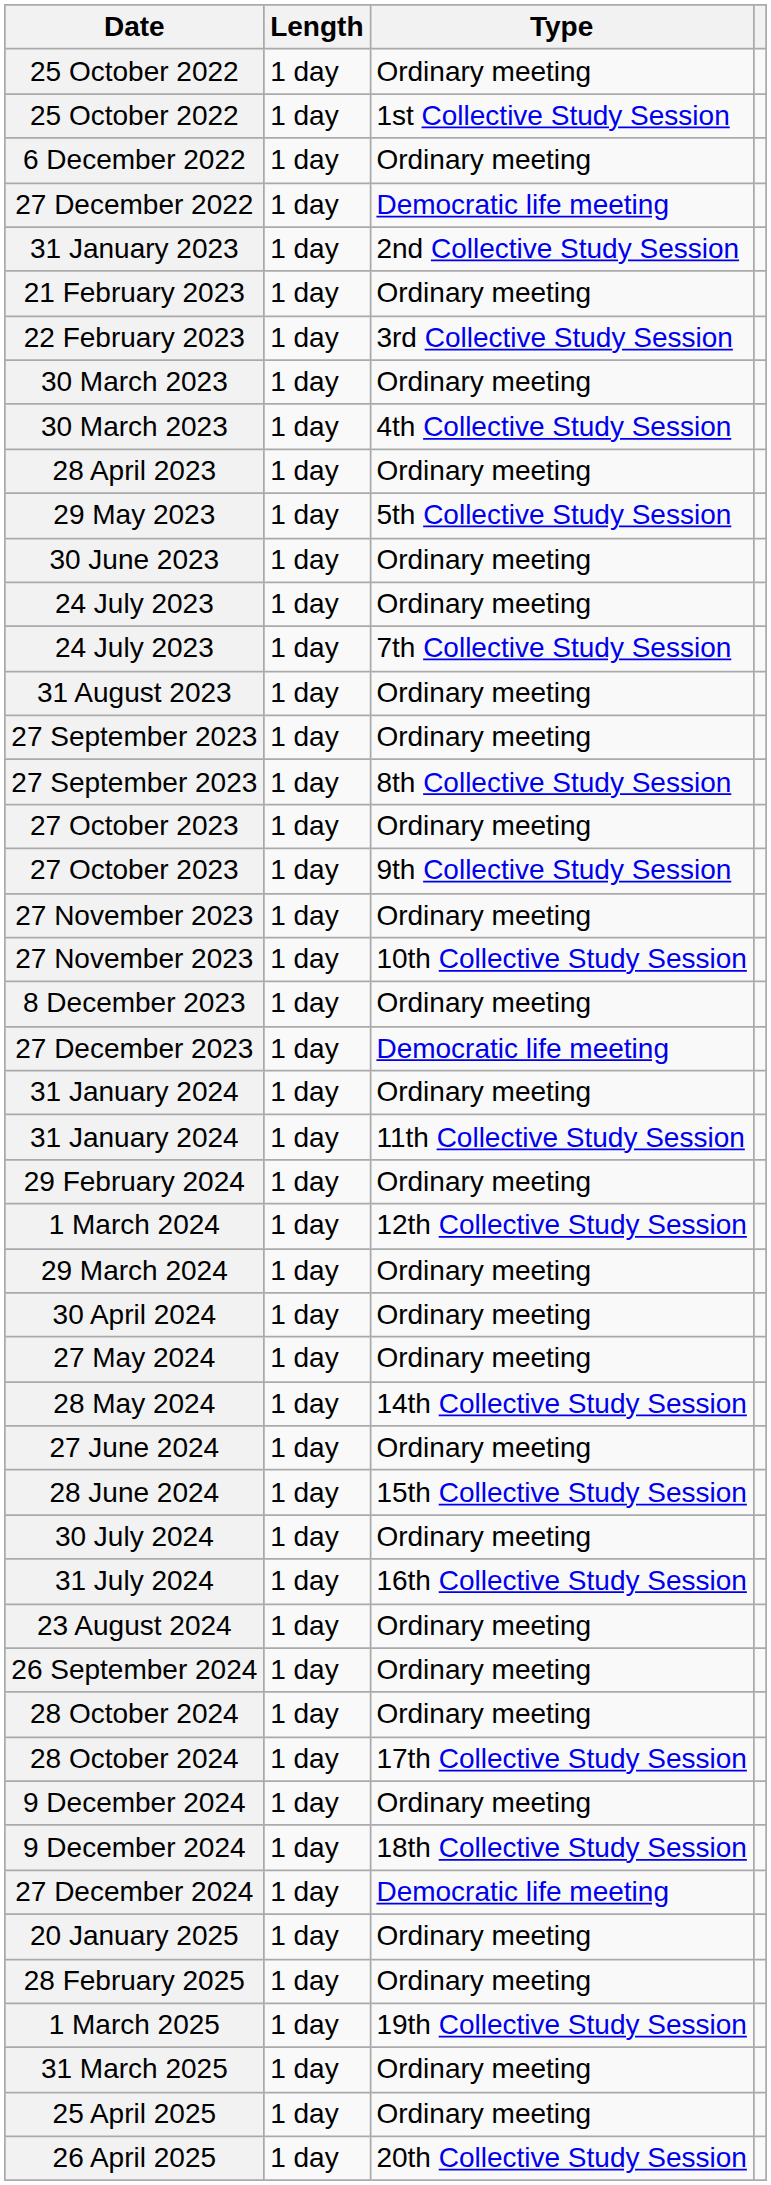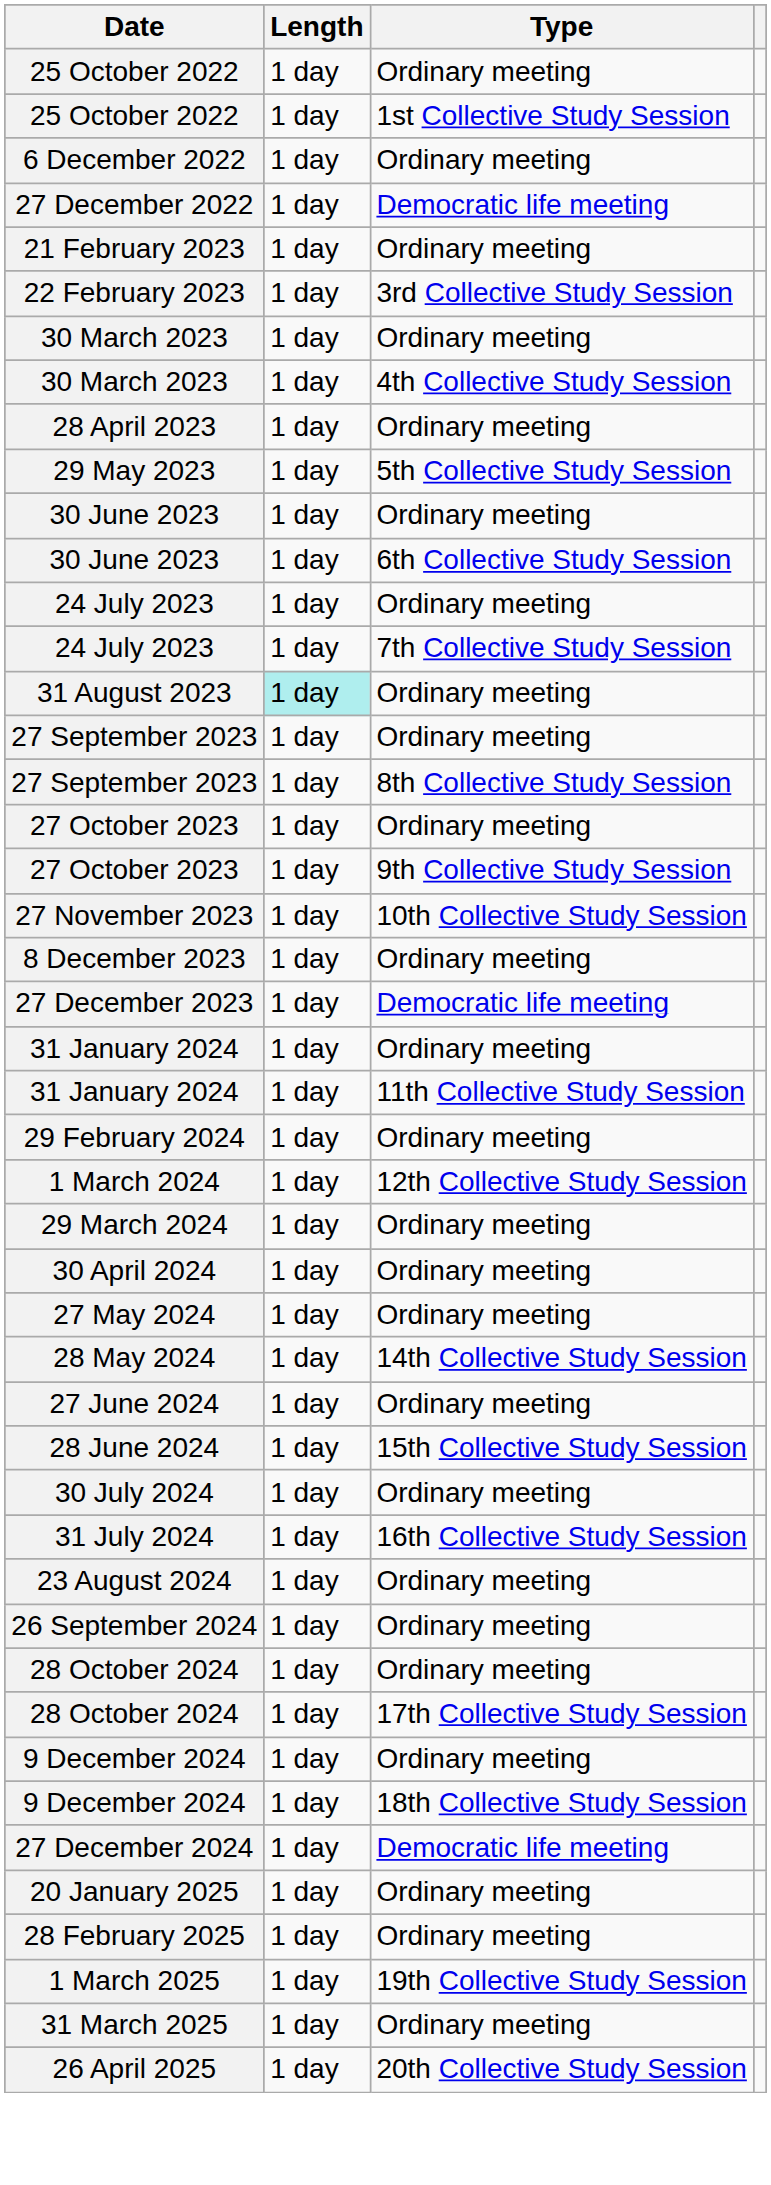- row: (134, 248)
+ row: (134, 559)
(304, 692) no background -> (304, 692) paleturquoise background
- row: (134, 914)
- row: (134, 2113)
